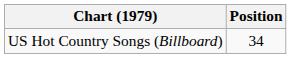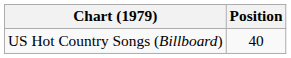(256, 41) 34 -> (256, 41) 40
